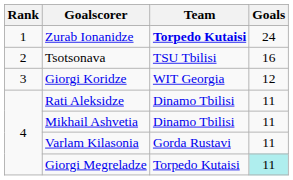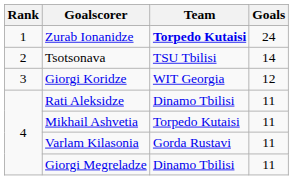(269, 57) 16 -> (269, 57) 14
(194, 121) Dinamo Tbilisi -> (196, 121) Torpedo Kutaisi
(196, 164) Torpedo Kutaisi -> (194, 164) Dinamo Tbilisi
(269, 164) paleturquoise background -> (269, 164) no background
